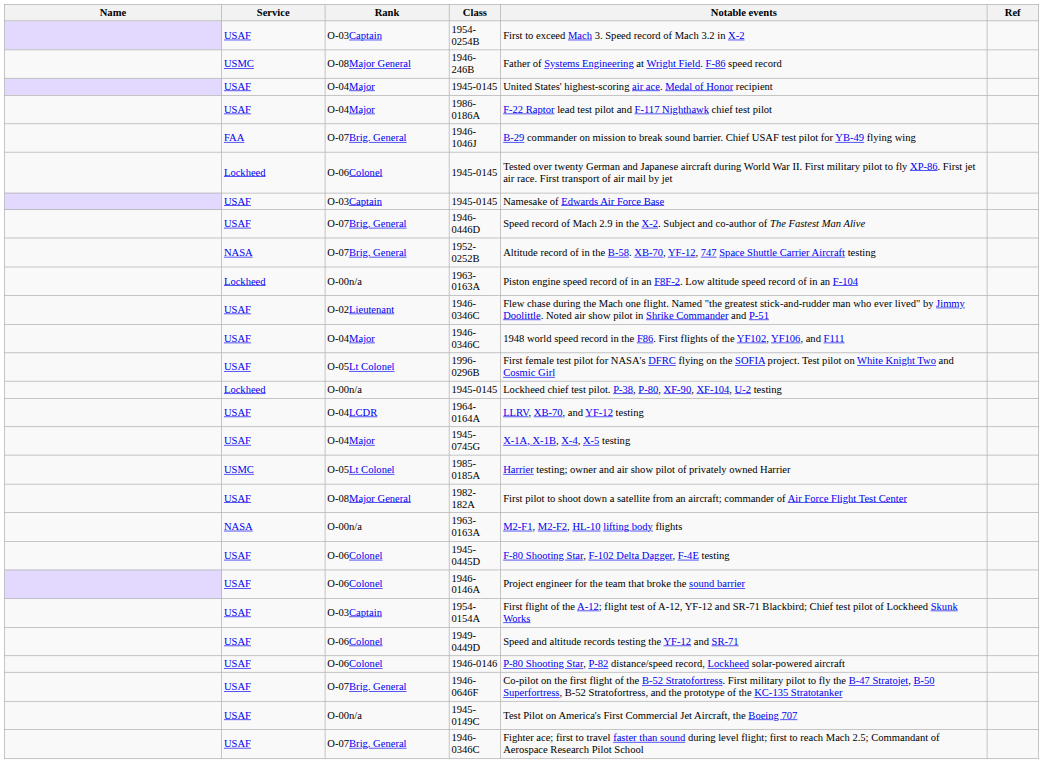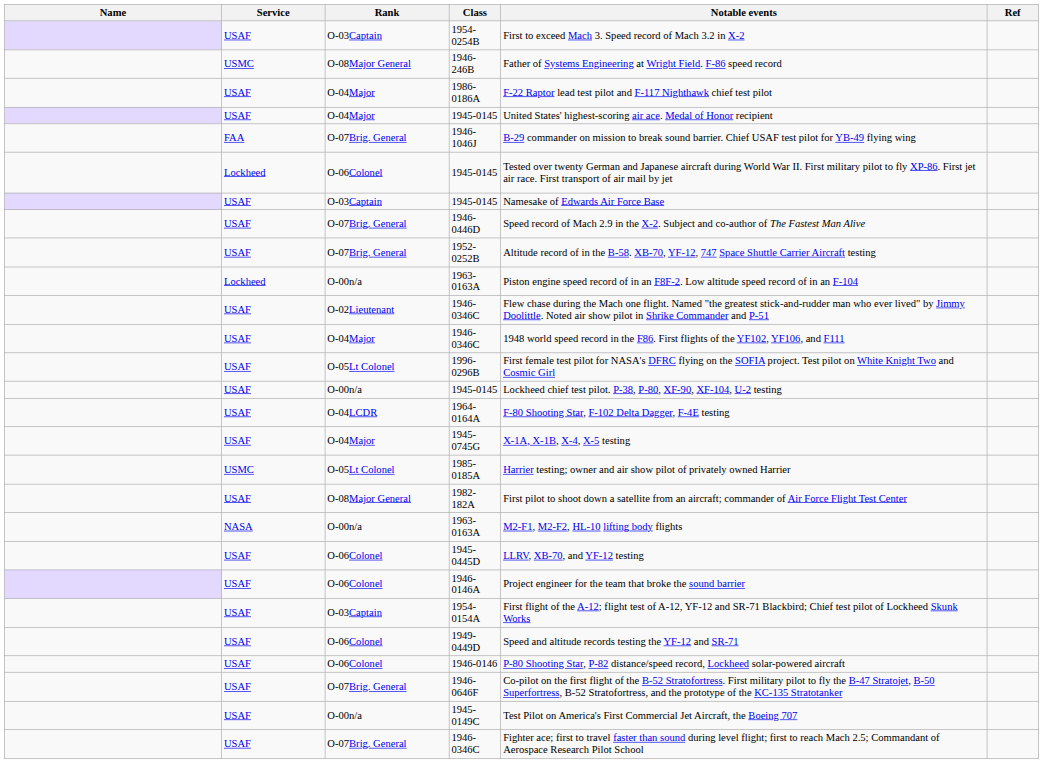rows swapped: (351, 86) <-> (351, 109)
(238, 252) NASA -> (237, 252) USAF
(245, 389) Lockheed -> (237, 389) USAF
(573, 412) LLRV, XB-70, and YF-12 testing -> (616, 412) F-80 Shooting Star, F-102 Delta Dagger, F-4E testing
(616, 555) F-80 Shooting Star, F-102 Delta Dagger, F-4E testing -> (573, 555) LLRV, XB-70, and YF-12 testing
